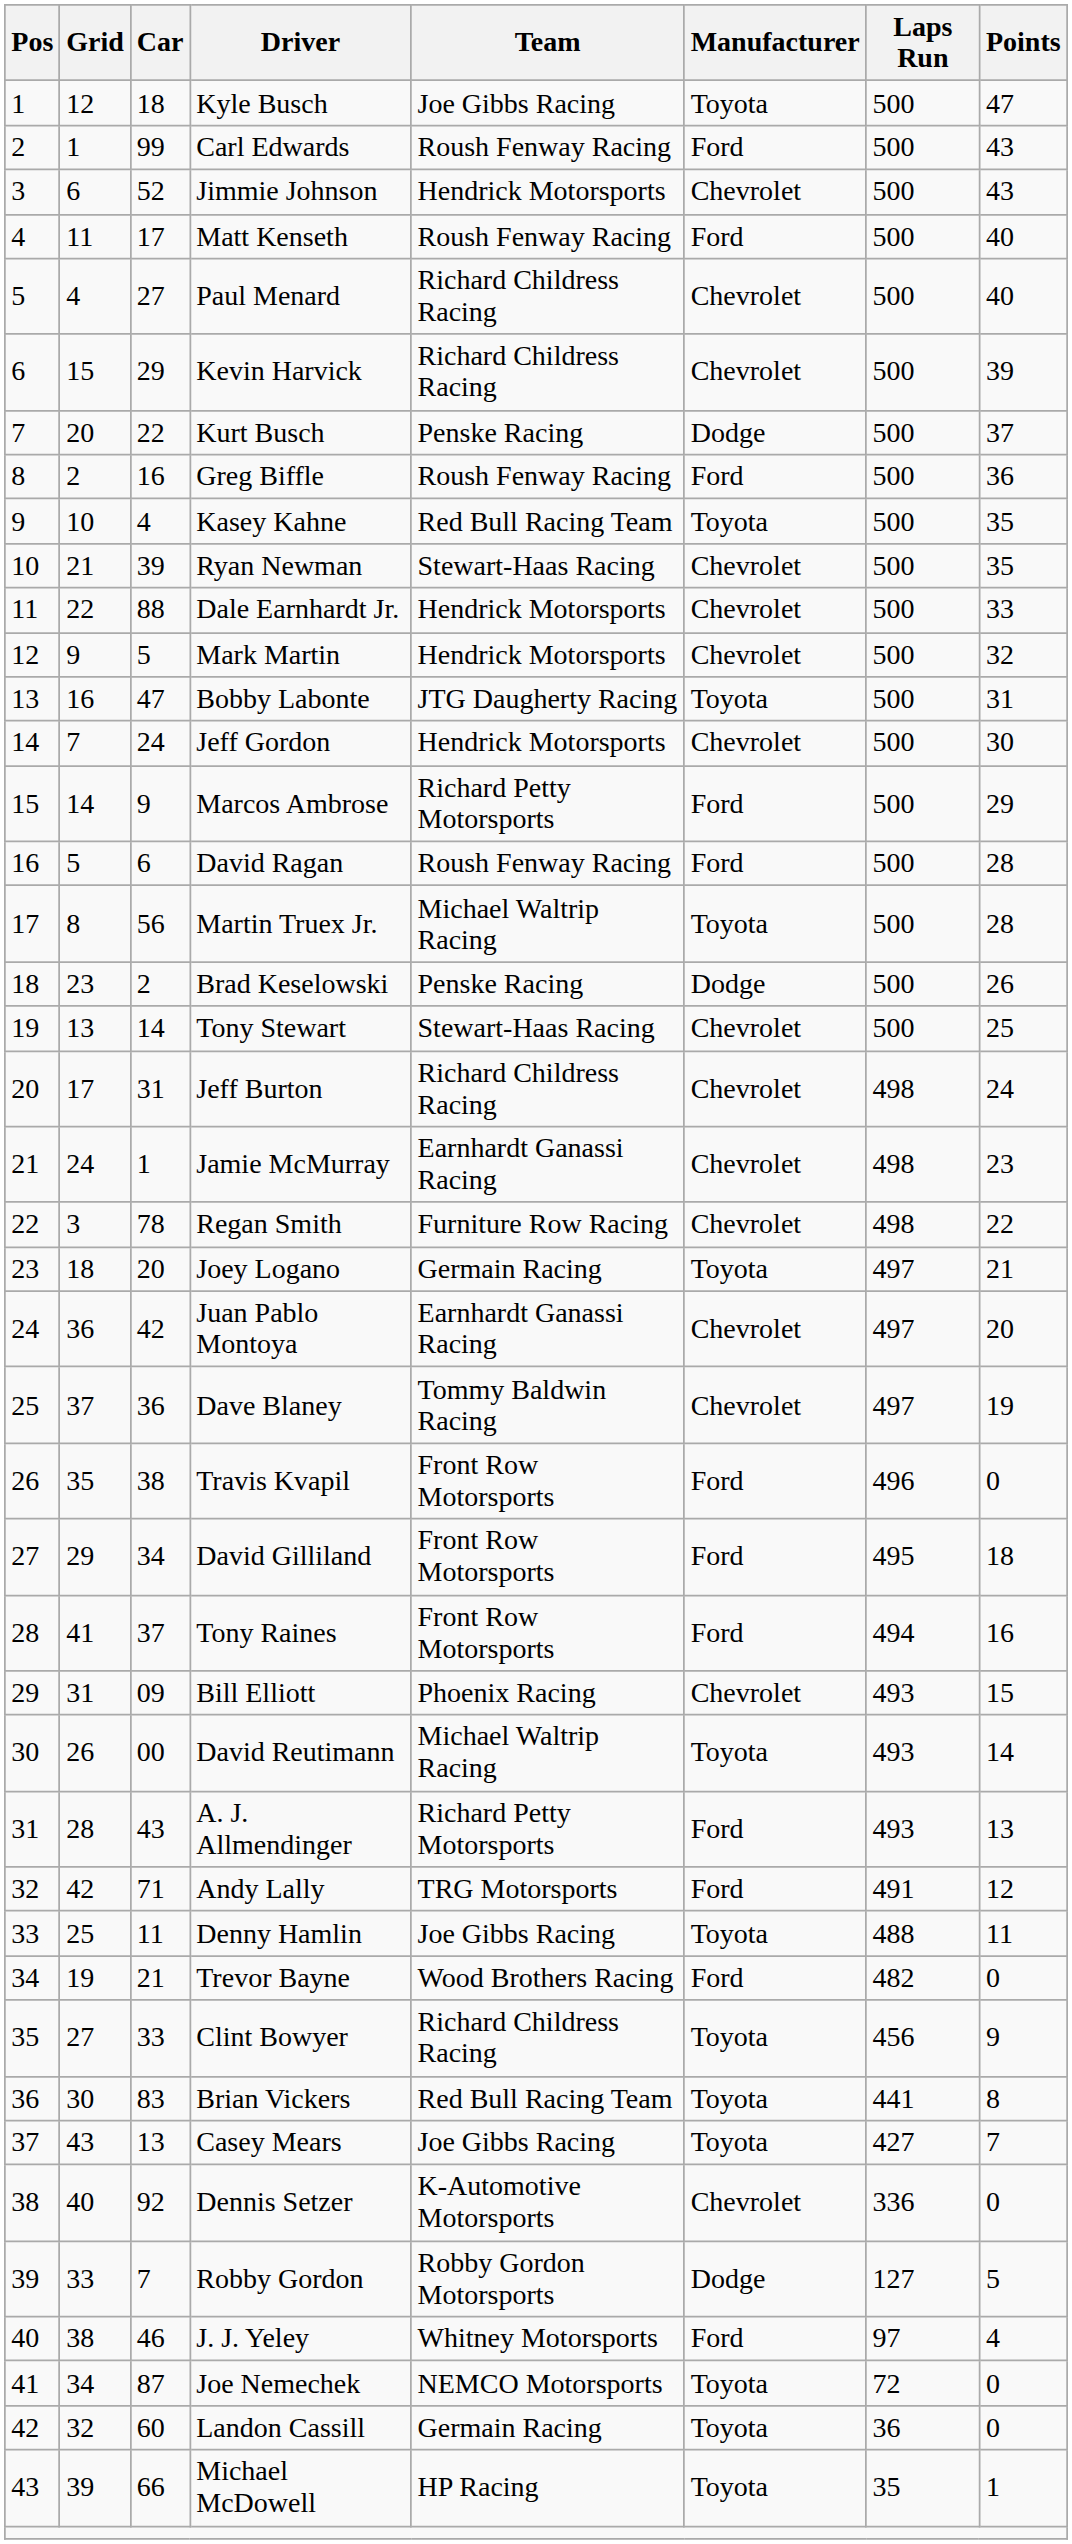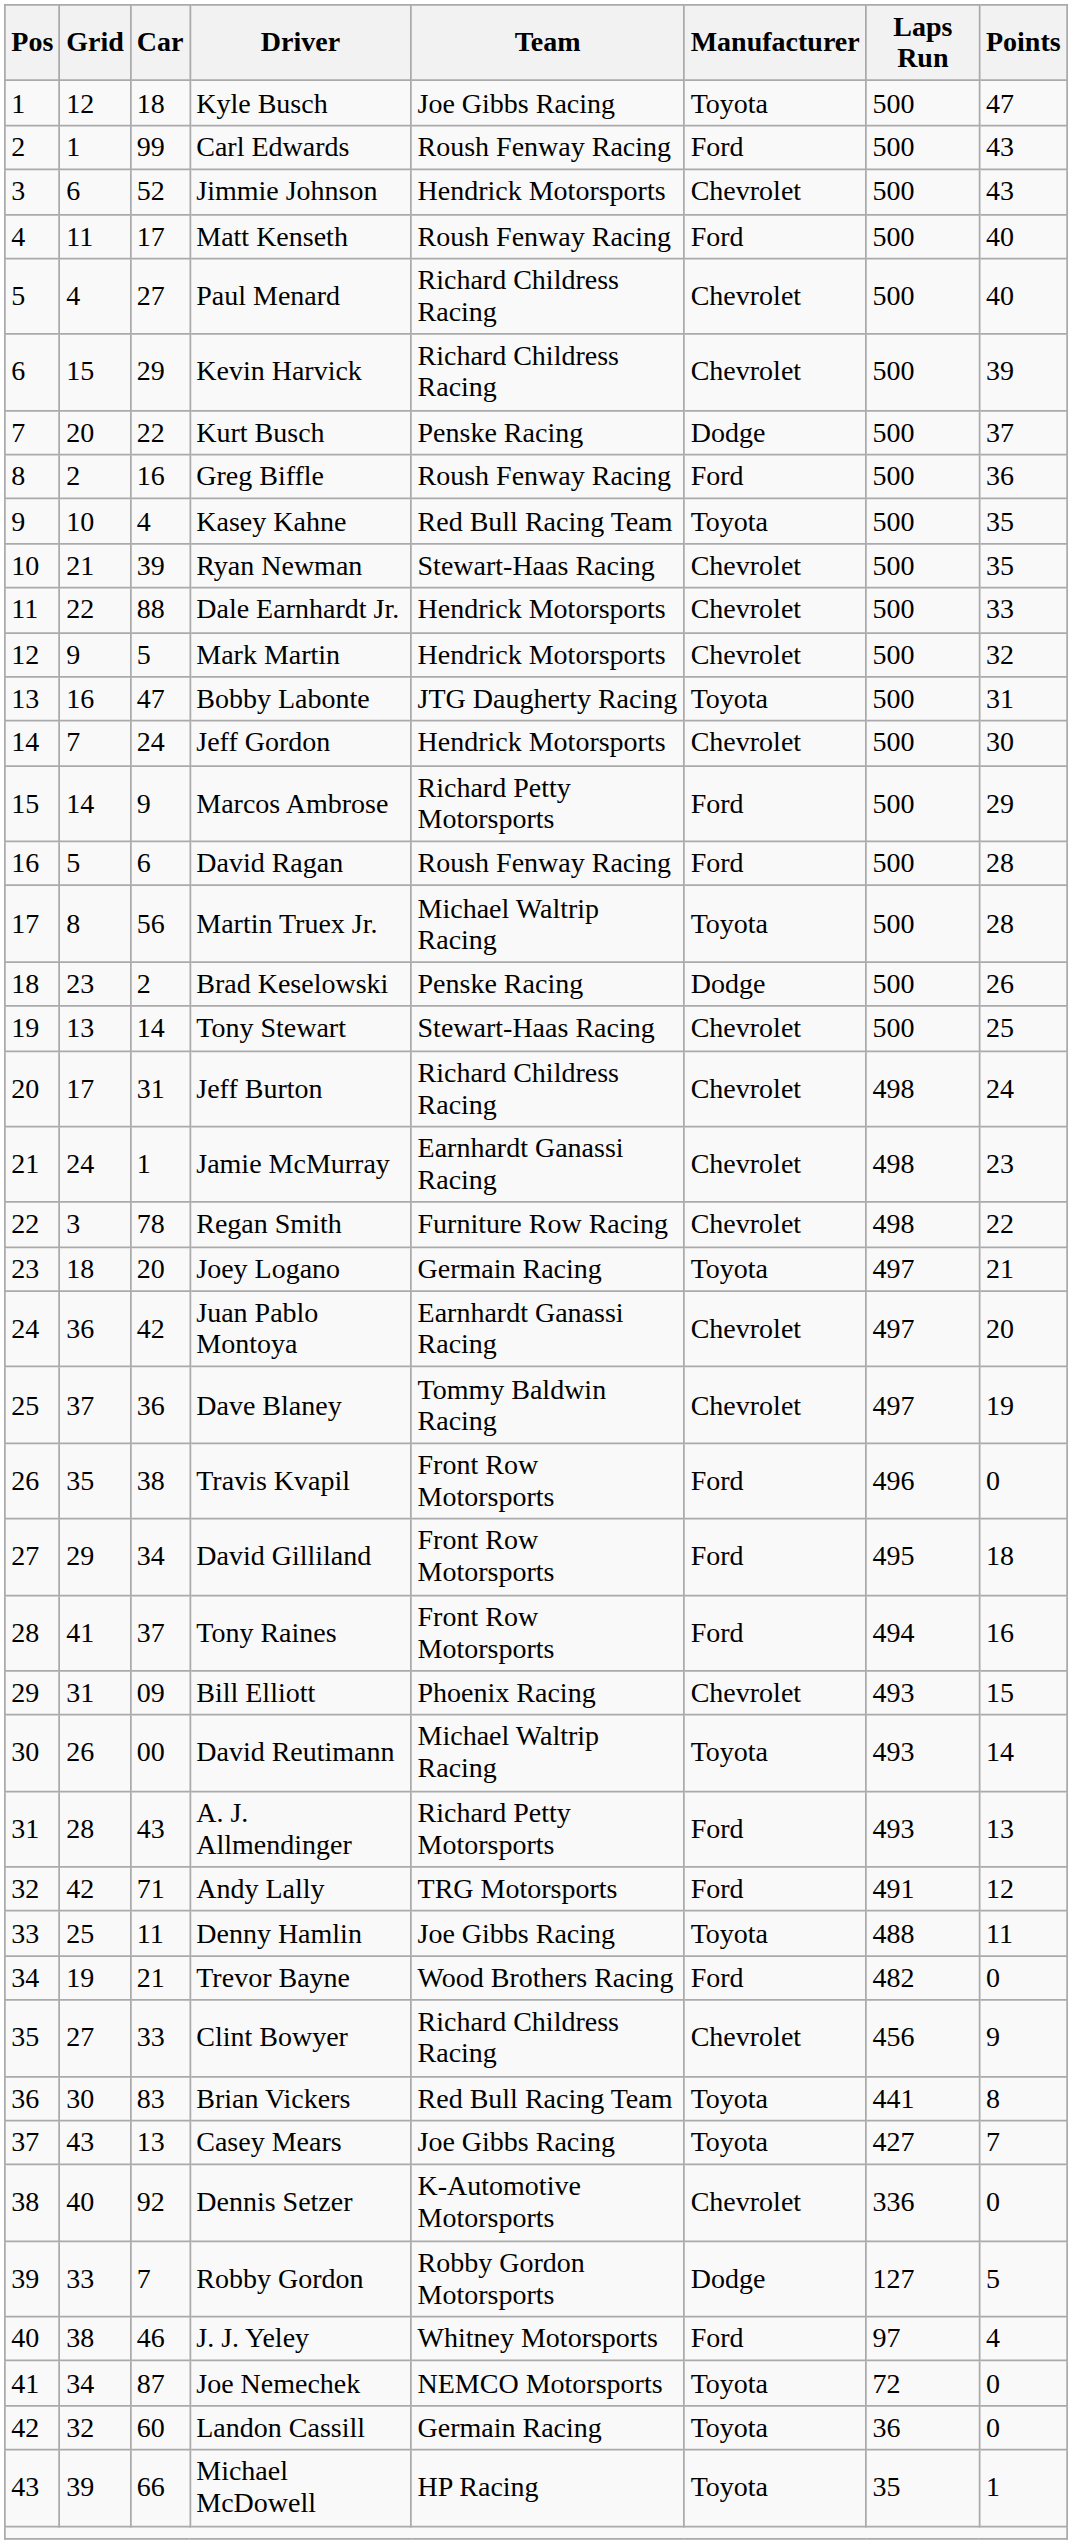(729, 2037) Toyota -> (746, 2037) Chevrolet
